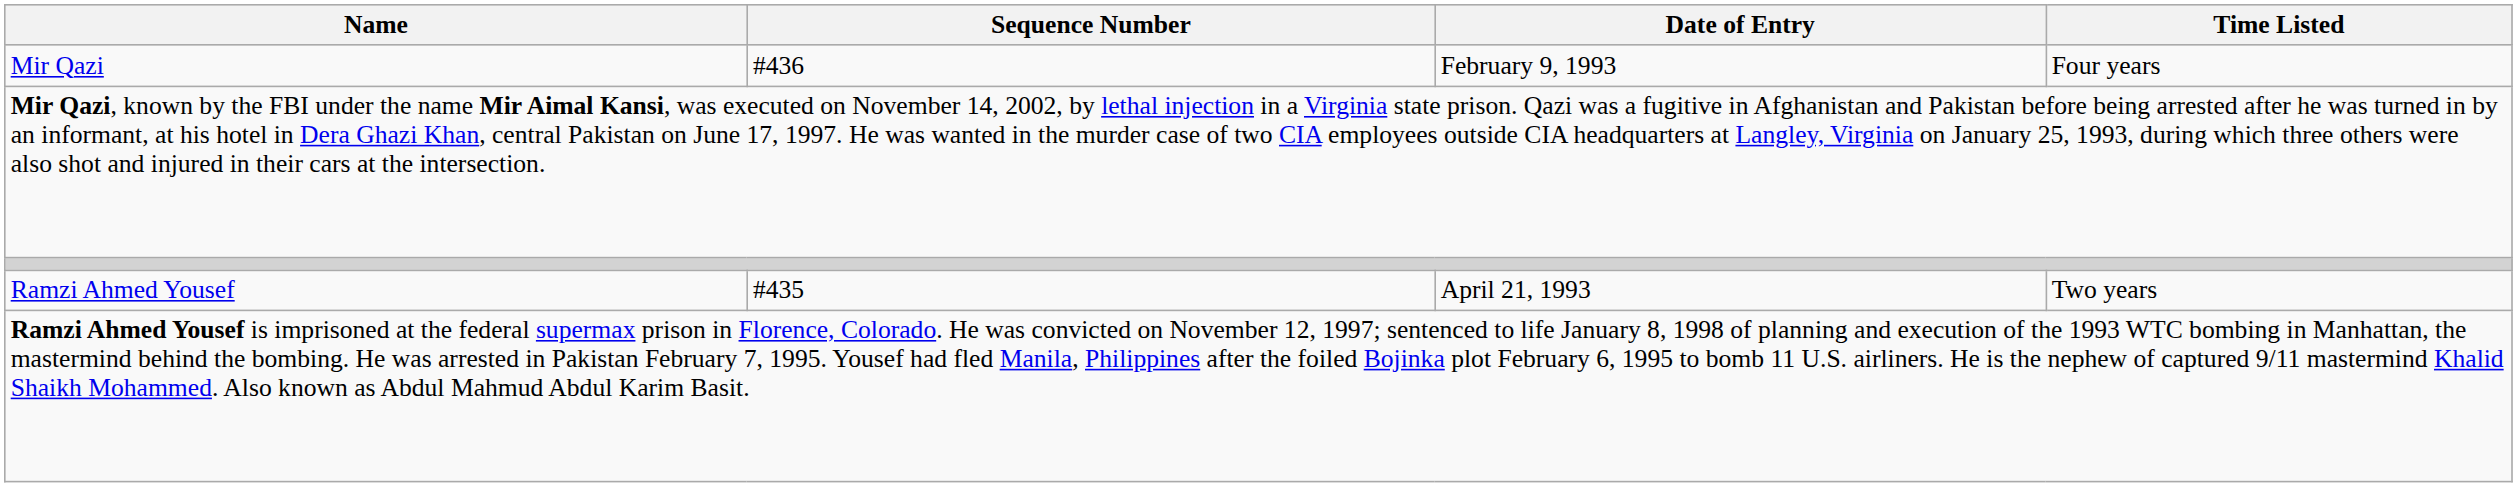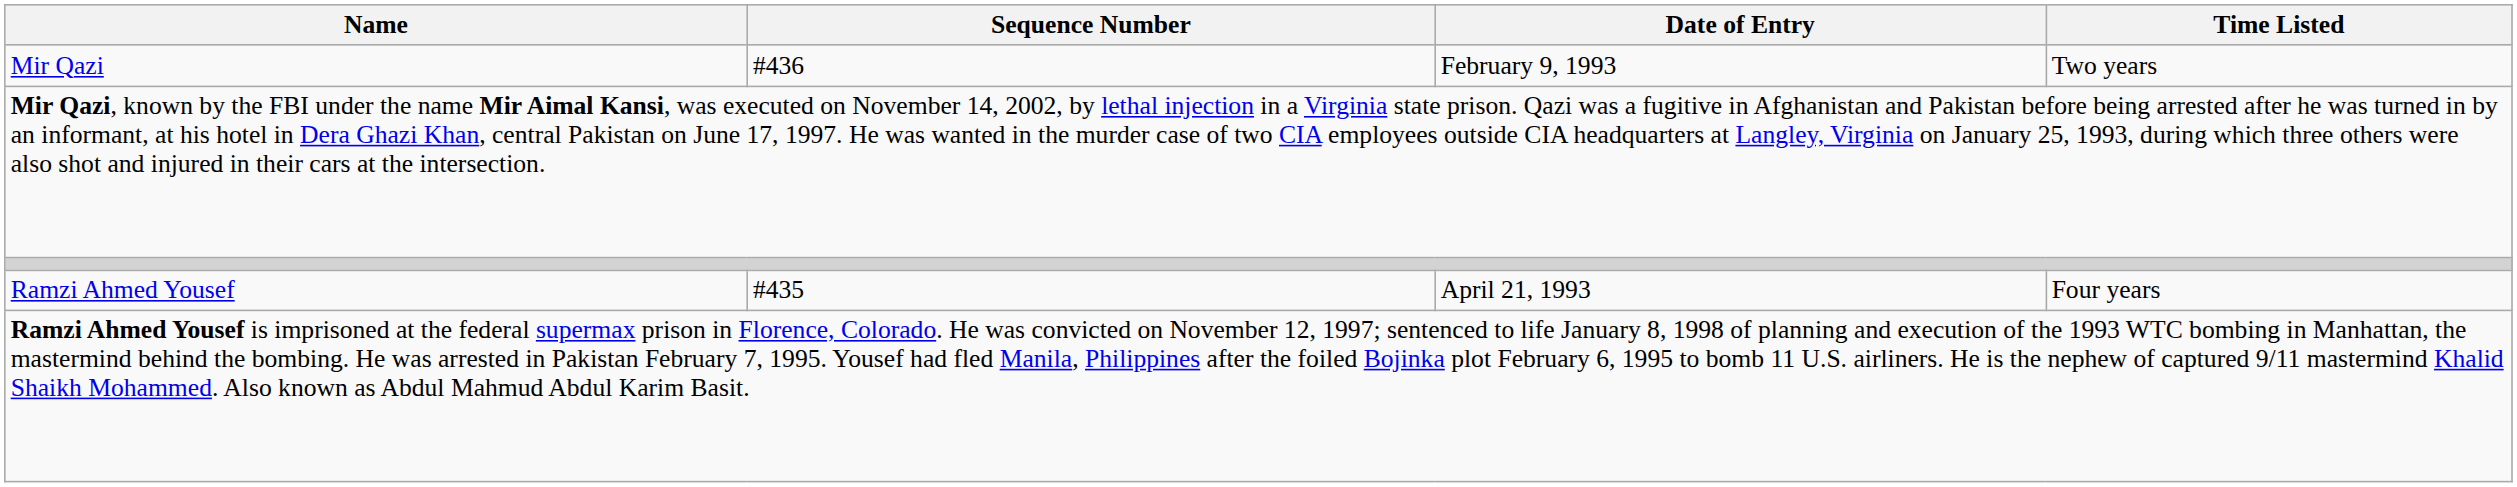(2106, 65) Four years -> (2104, 65) Two years
(2104, 289) Two years -> (2106, 289) Four years
